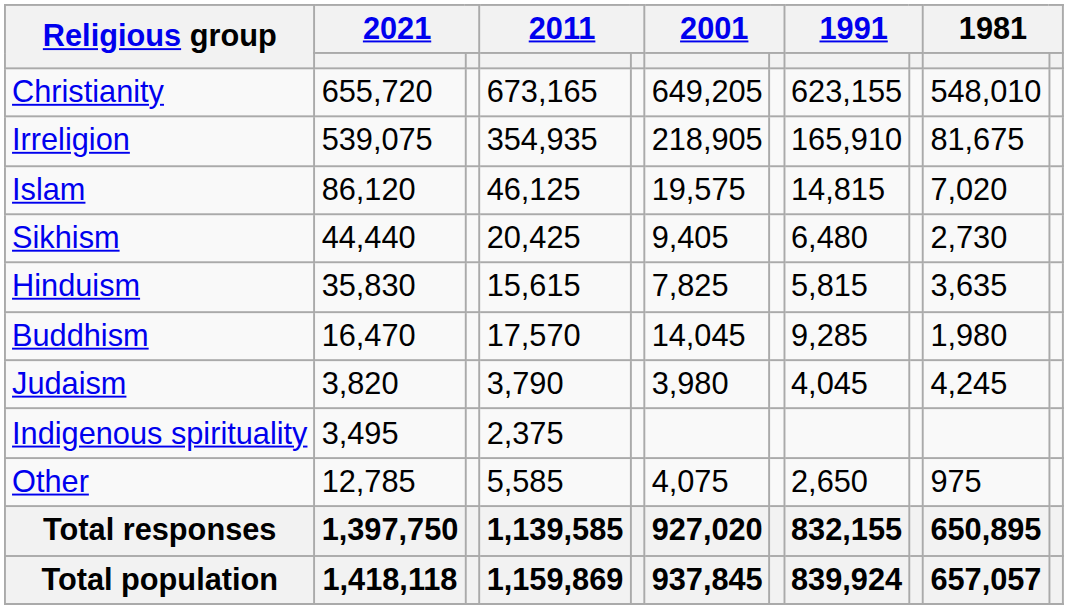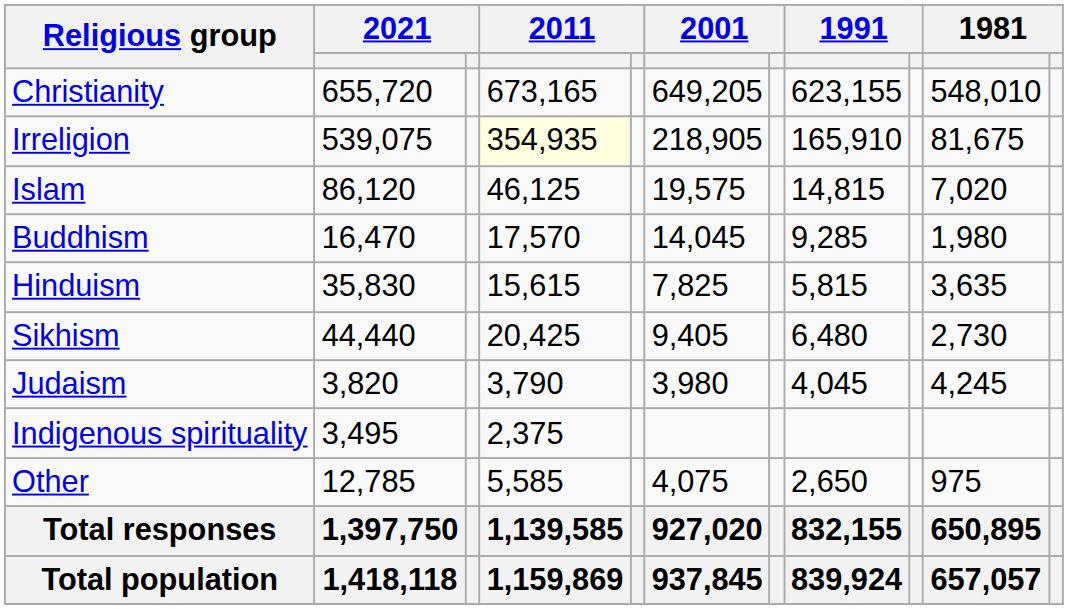(542, 140) no background -> (542, 140) lightyellow background
rows swapped: (66, 237) <-> (80, 335)
